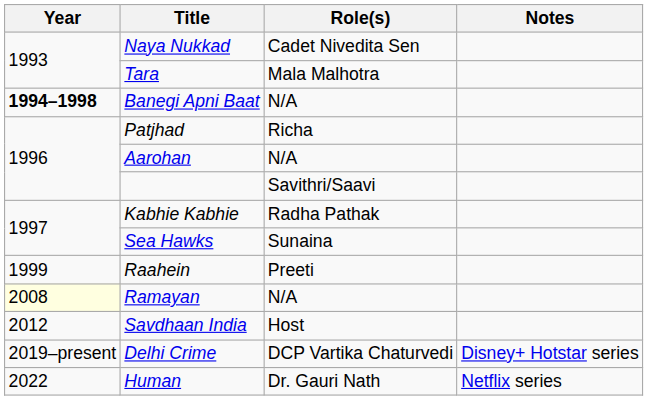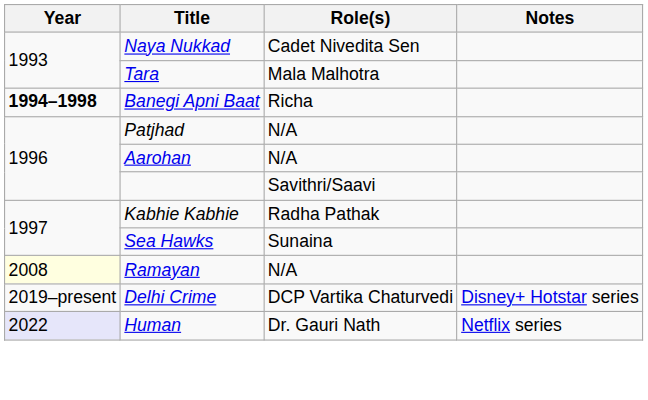(283, 102) N/A -> (290, 102) Richa
(290, 130) Richa -> (283, 130) N/A
- row: (157, 269)
- row: (186, 325)
(28, 381) no background -> (28, 325) lavender background
